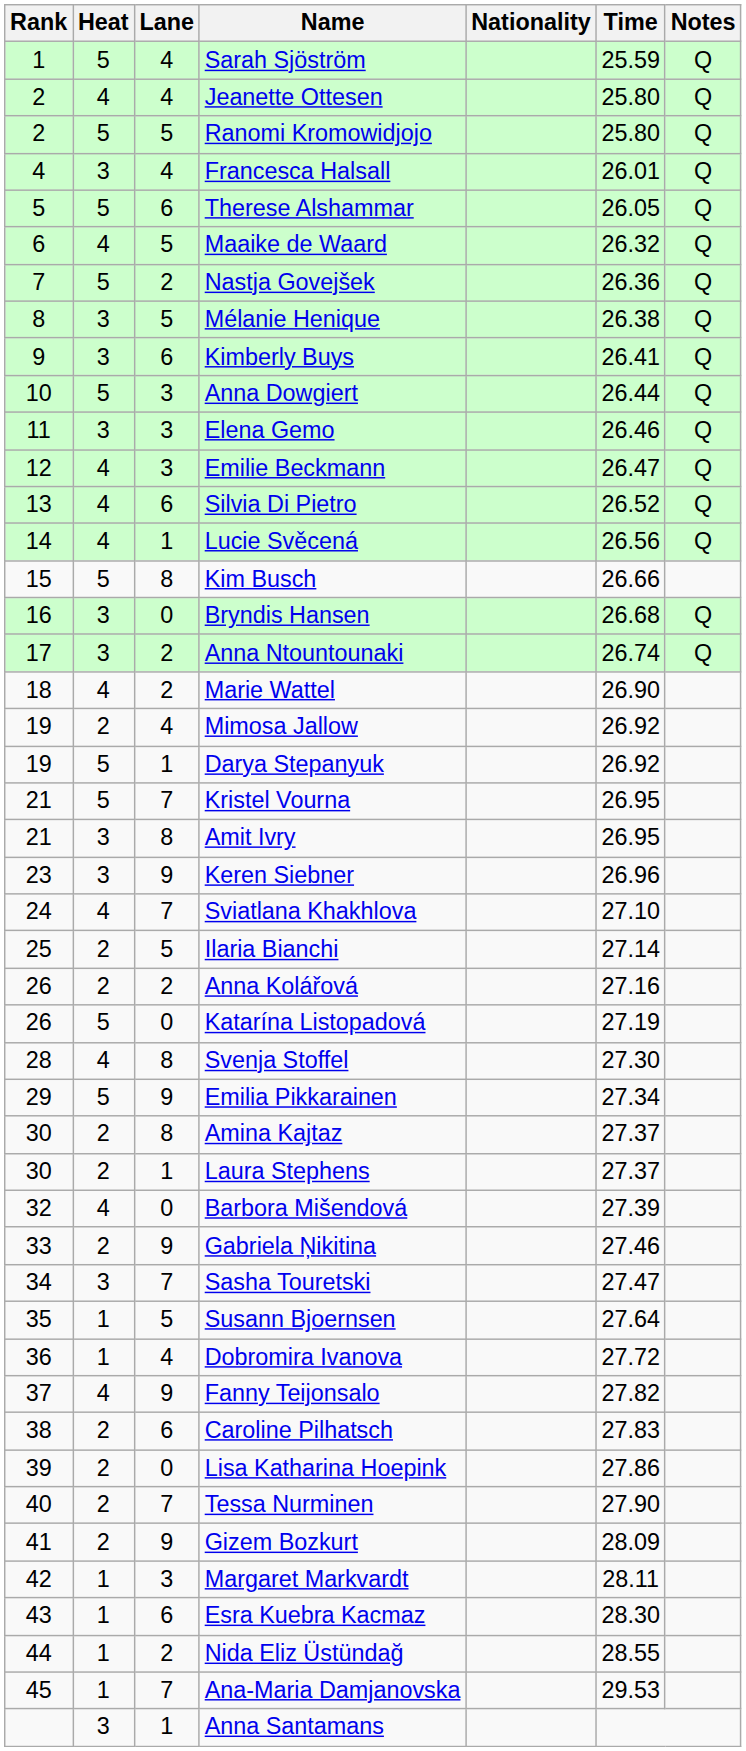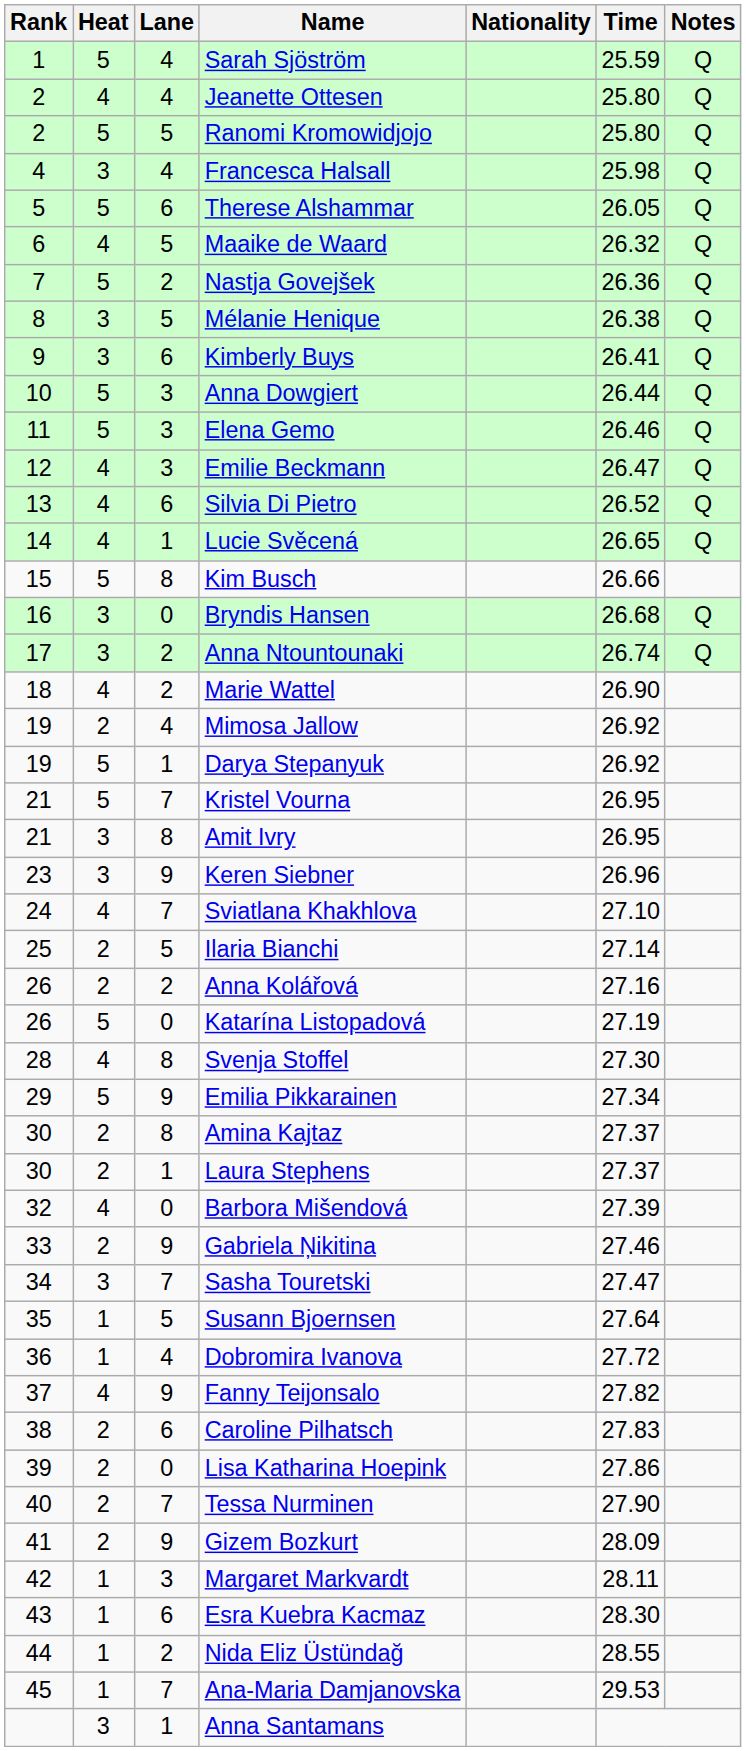(631, 171) 26.01 -> (631, 171) 25.98
(103, 430) 3 -> (103, 430) 5
(631, 541) 26.56 -> (631, 541) 26.65
